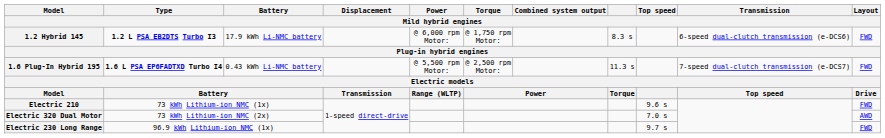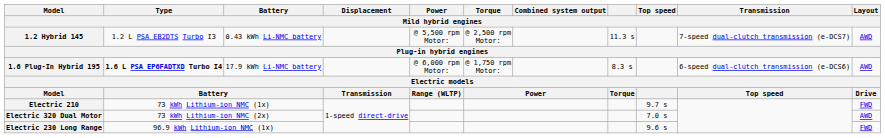(164, 36) bold -> (164, 36) normal
(274, 36) 17.9 kWh Li-NMC battery -> (274, 36) 0.43 kWh Li-NMC battery
(437, 36) @ 6,000 rpm Motor: -> (437, 36) @ 5,500 rpm Motor:
(488, 36) @ 1,750 rpm Motor: -> (488, 36) @ 2,500 rpm Motor:
(622, 36) 8.3 s -> (622, 36) 11.3 s
(765, 36) 6-speed dual-clutch transmission (e-DCS6) -> (765, 36) 7-speed dual-clutch transmission (e-DCS7)
(866, 36) FWD -> (866, 36) AWD
(274, 67) 0.43 kWh Li-NMC battery -> (274, 67) 17.9 kWh Li-NMC battery
(437, 67) @ 5,500 rpm Motor: -> (437, 67) @ 6,000 rpm Motor:
(488, 67) @ 2,500 rpm Motor: -> (488, 67) @ 1,750 rpm Motor:
(622, 67) 11.3 s -> (622, 67) 8.3 s
(765, 67) 7-speed dual-clutch transmission (e-DCS7) -> (765, 67) 6-speed dual-clutch transmission (e-DCS6)
(866, 67) FWD -> (866, 67) AWD
(657, 104) 9.6 s -> (657, 104) 9.7 s
(657, 127) 9.7 s -> (657, 127) 9.6 s
